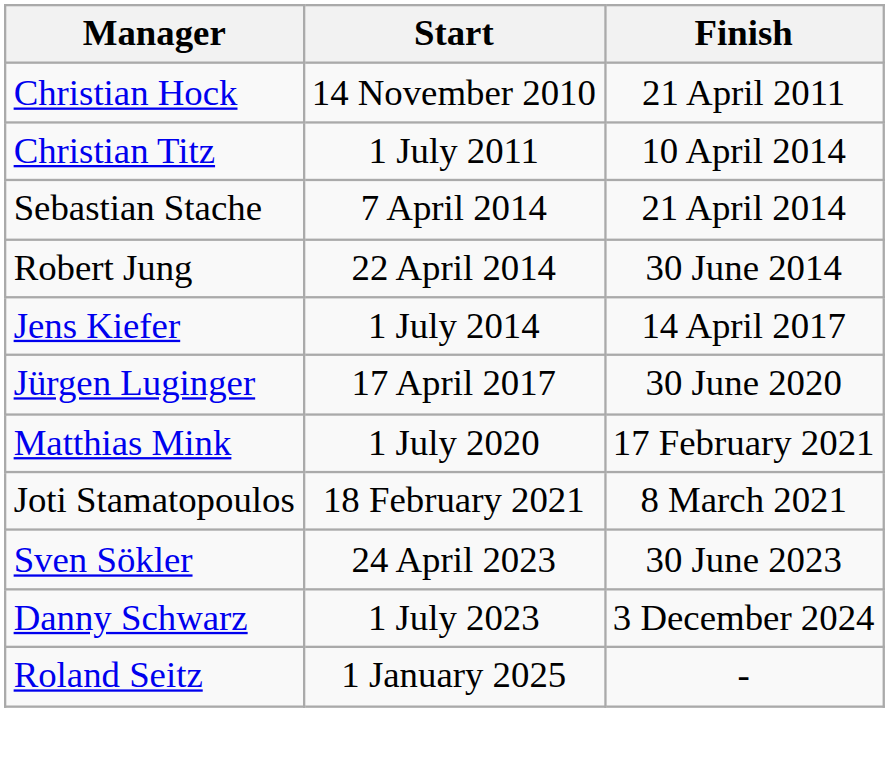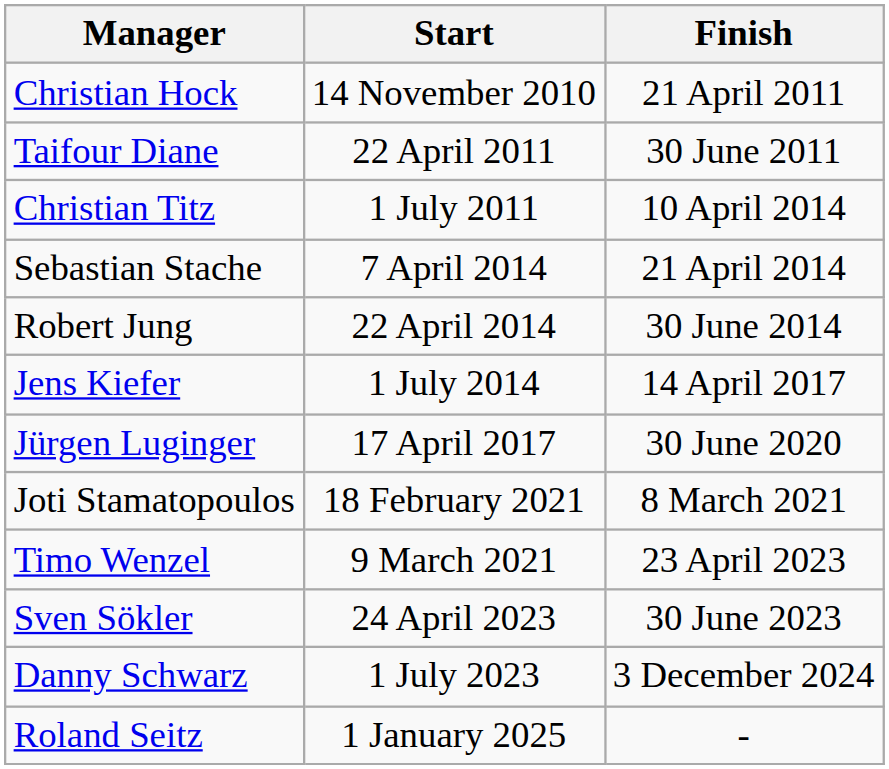+ row: (116, 150)
- row: (123, 442)
+ row: (112, 558)
